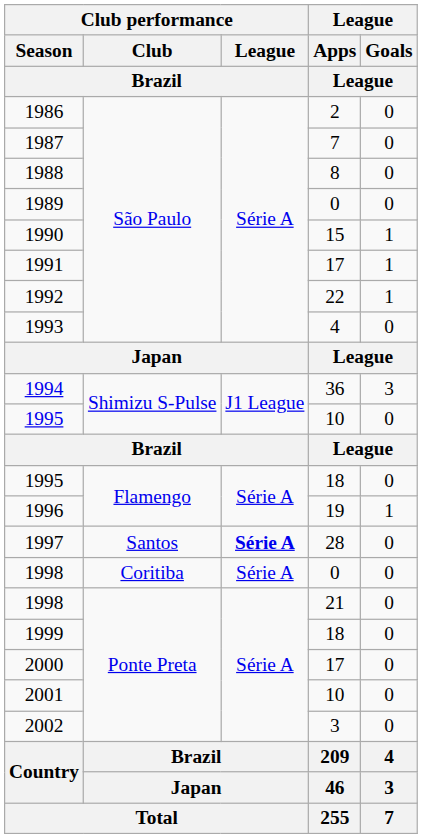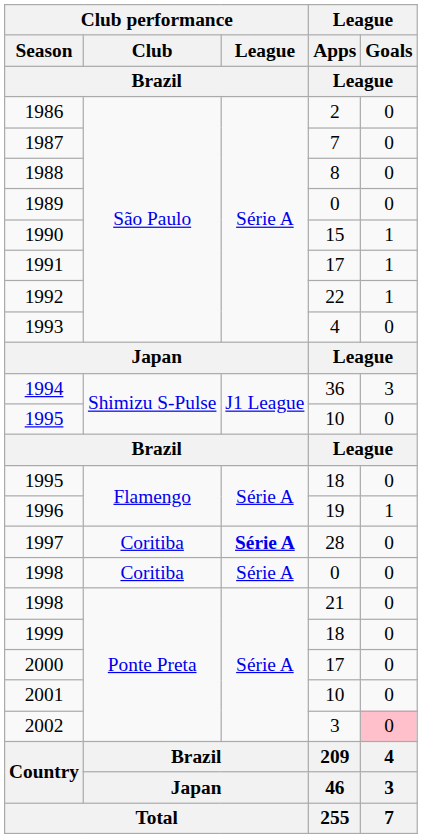(152, 541) Santos -> (152, 541) Coritiba
(389, 726) no background -> (389, 726) pink background
